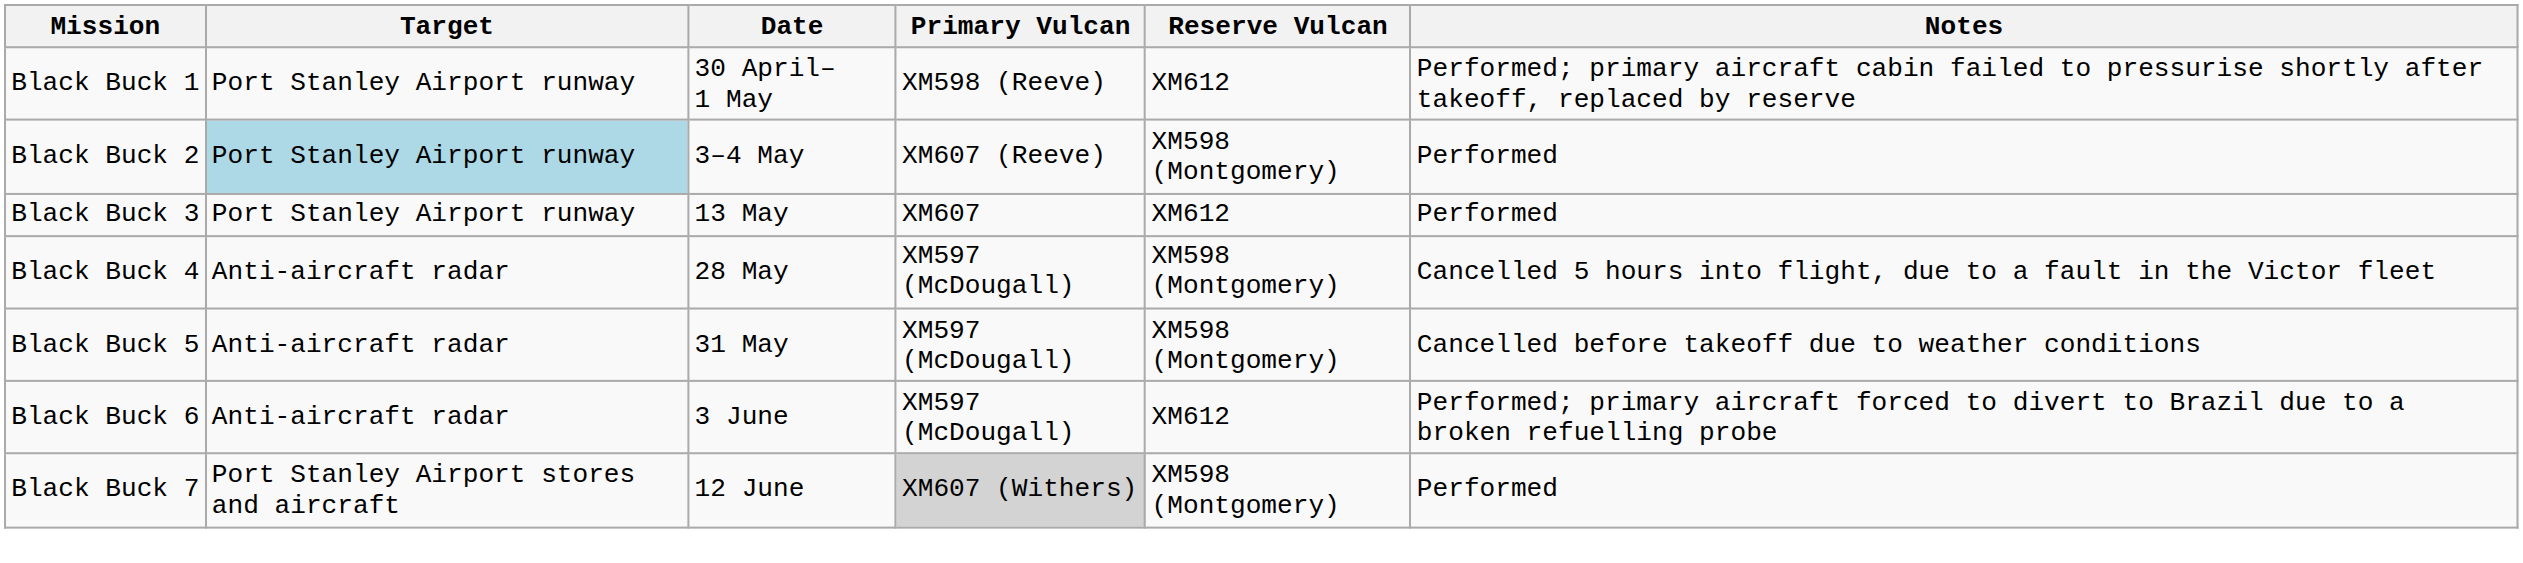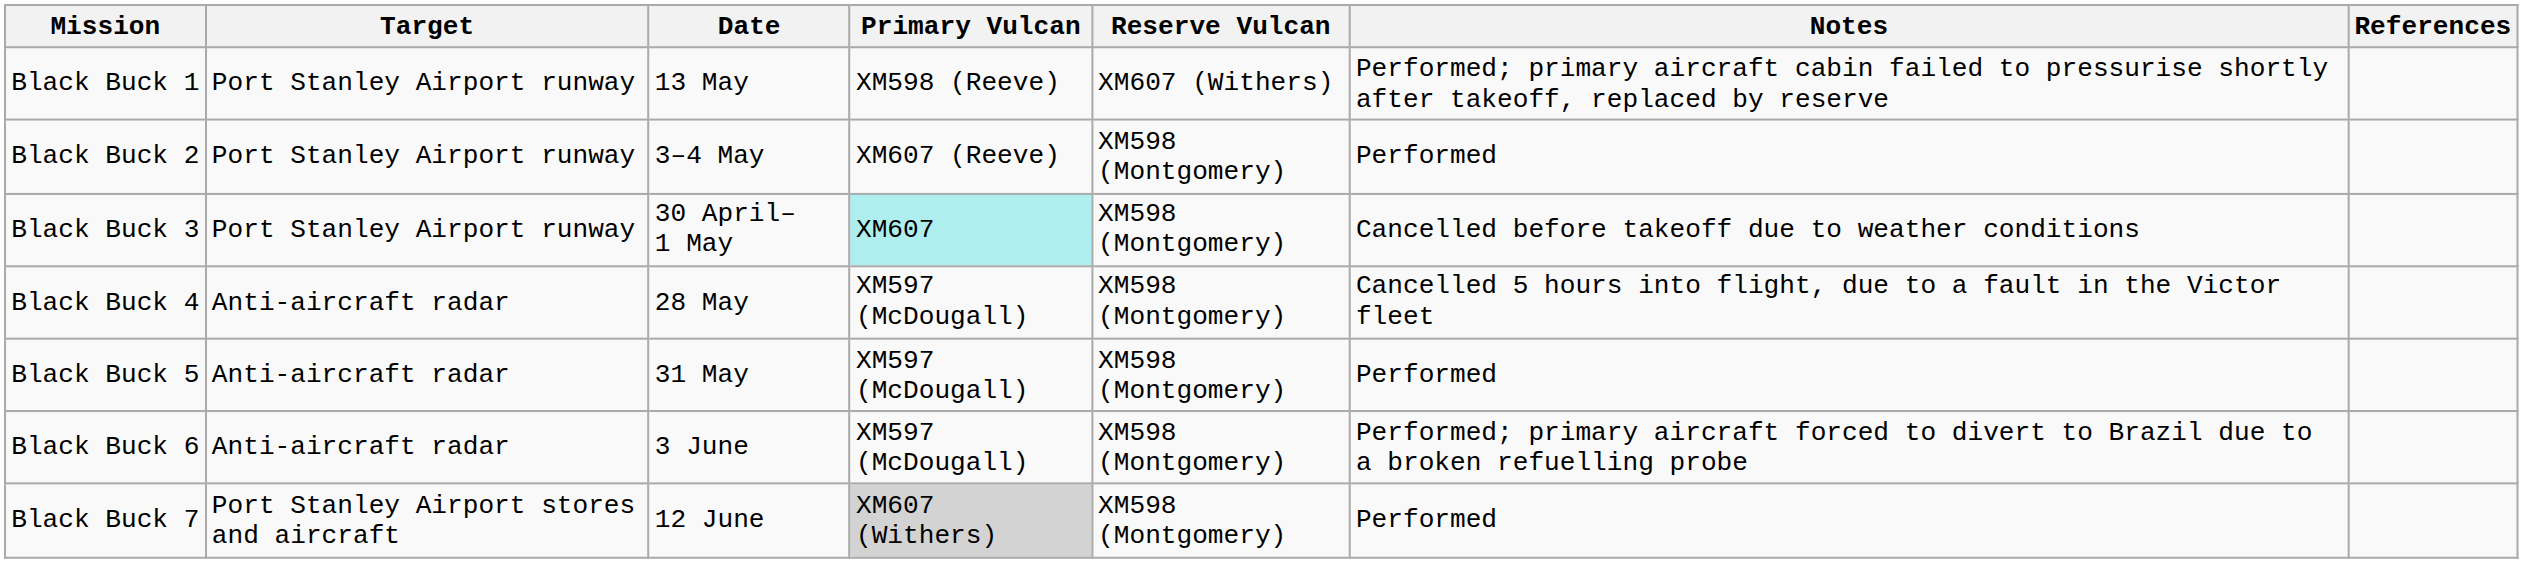+ column: (2433, 26)
(765, 84) 30 April–1 May -> (702, 84) 13 May
(1191, 84) XM612 -> (1216, 84) XM607 (Withers)
(424, 157) lightblue background -> (424, 157) no background
(742, 214) 13 May -> (725, 229) 30 April–1 May
(941, 214) no background -> (895, 229) paleturquoise background
(1191, 214) XM612 -> (1192, 229) XM598 (Montgomery)
(1487, 214) Performed -> (1748, 229) Cancelled before takeoff due to weather conditions
(1809, 345) Cancelled before takeoff due to weather conditions -> (1426, 375) Performed
(1191, 417) XM612 -> (1192, 448) XM598 (Montgomery)
